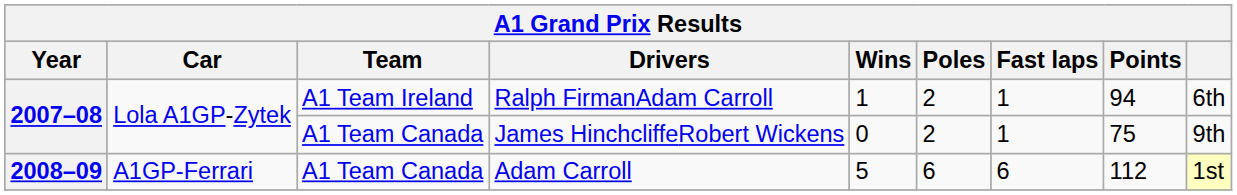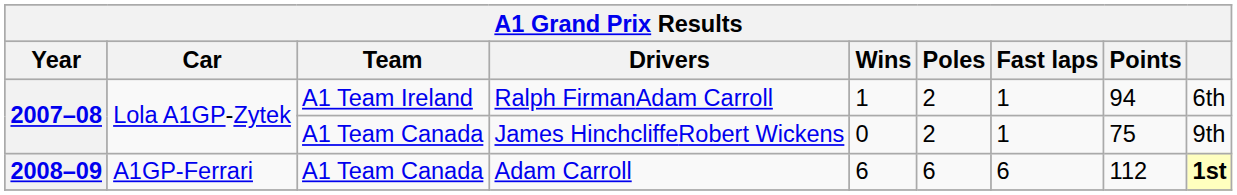(862, 171) 5 -> (862, 171) 6
(1208, 171) normal -> (1210, 171) bold
